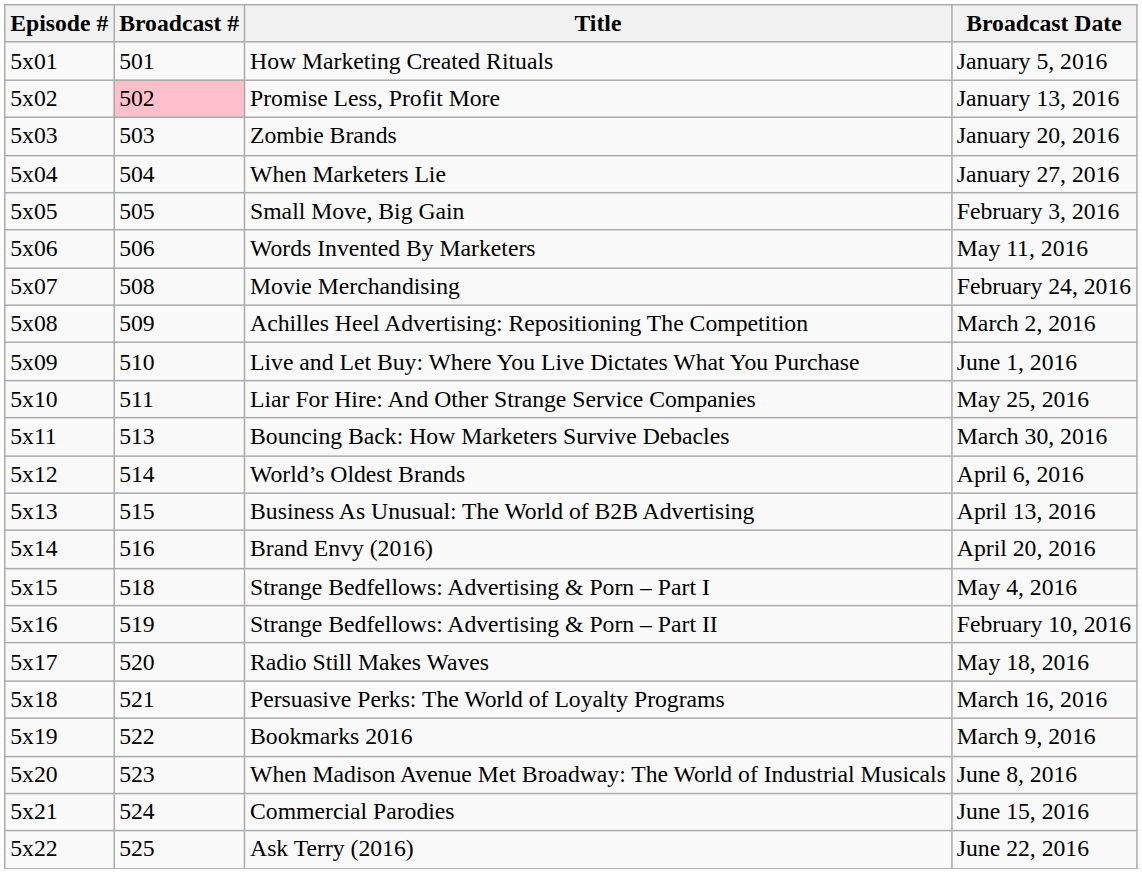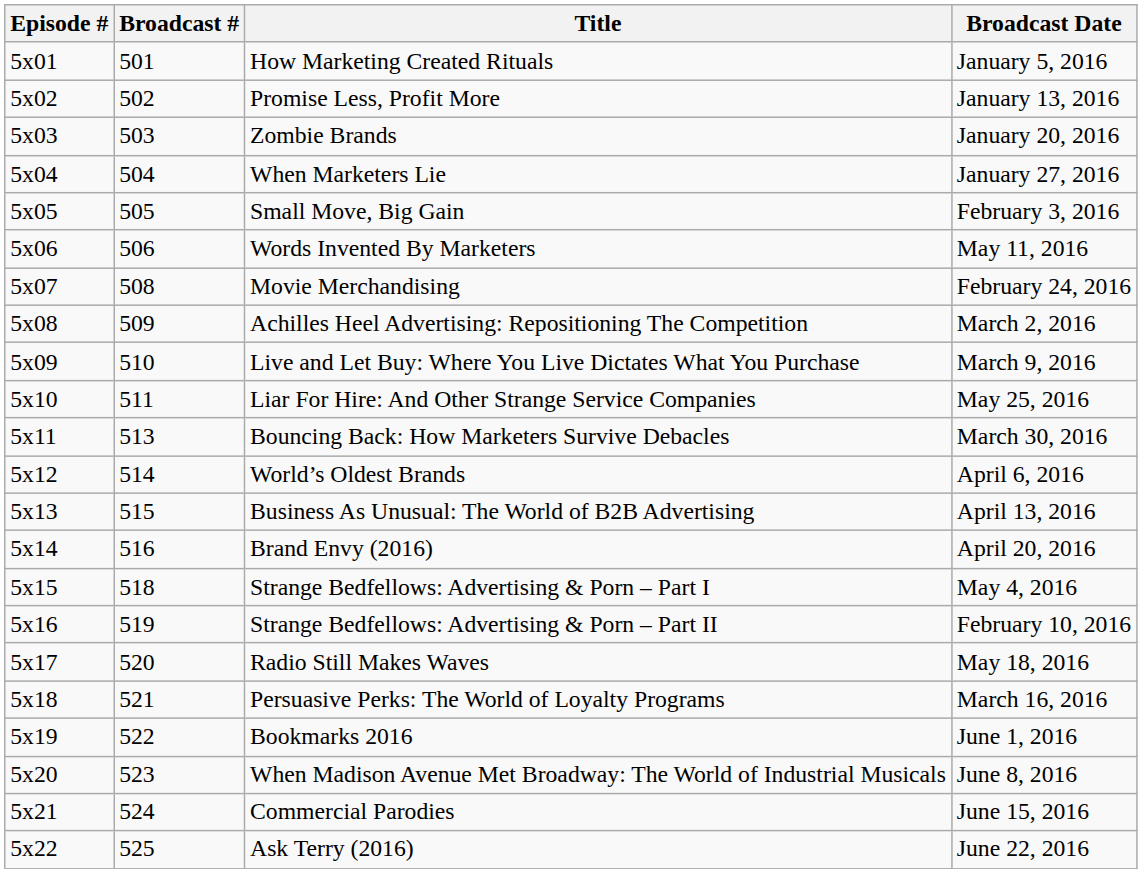(137, 98) pink background -> (137, 98) no background
(1017, 361) June 1, 2016 -> (1026, 361) March 9, 2016
(1026, 736) March 9, 2016 -> (1017, 736) June 1, 2016
